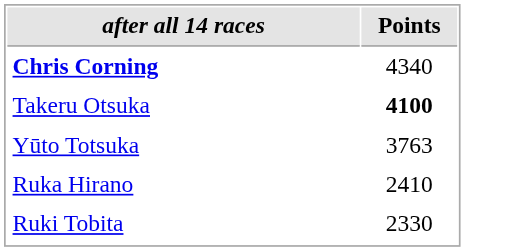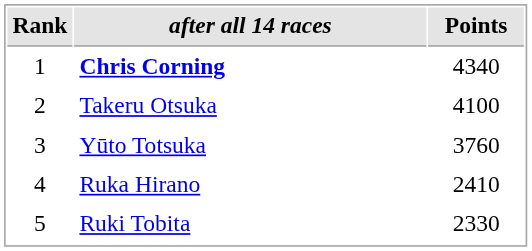+ column: (40, 25)
(409, 106) bold -> (476, 106) normal
(409, 145) 3763 -> (476, 145) 3760
